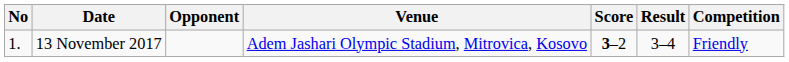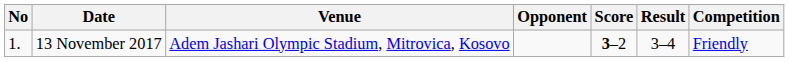columns swapped: (417, 17) <-> (204, 17)
